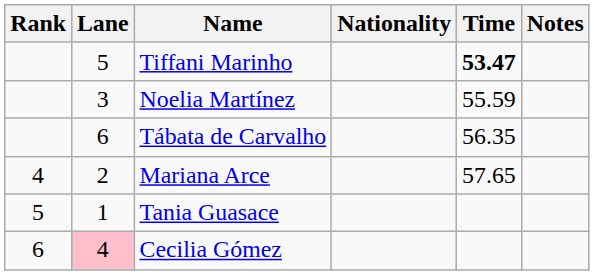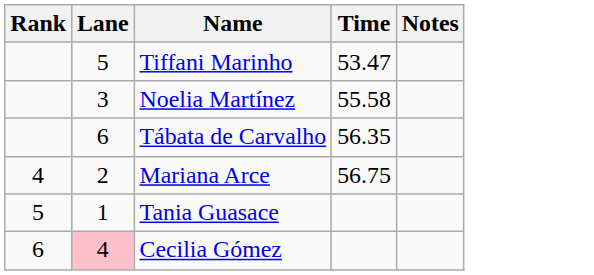- column: (394, 23)
(489, 61) bold -> (364, 61) normal
(489, 99) 55.59 -> (364, 99) 55.58
(489, 174) 57.65 -> (364, 174) 56.75
